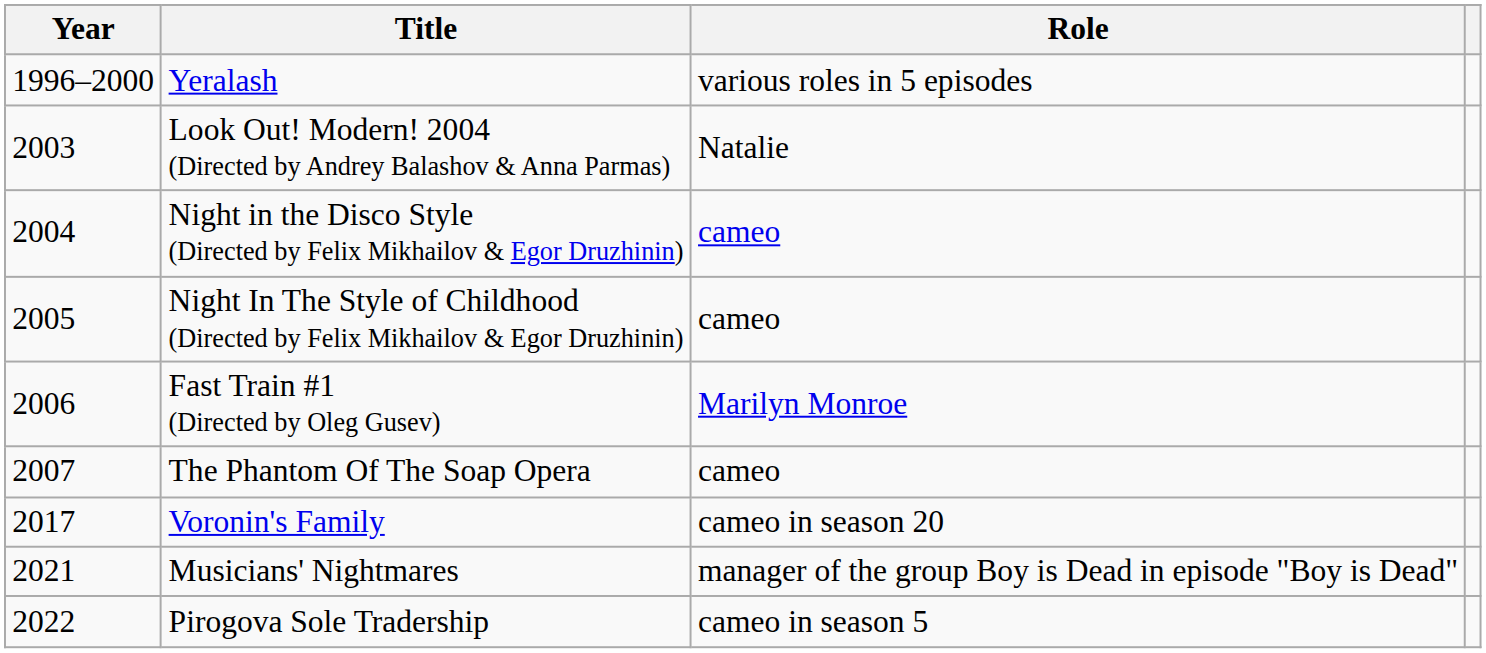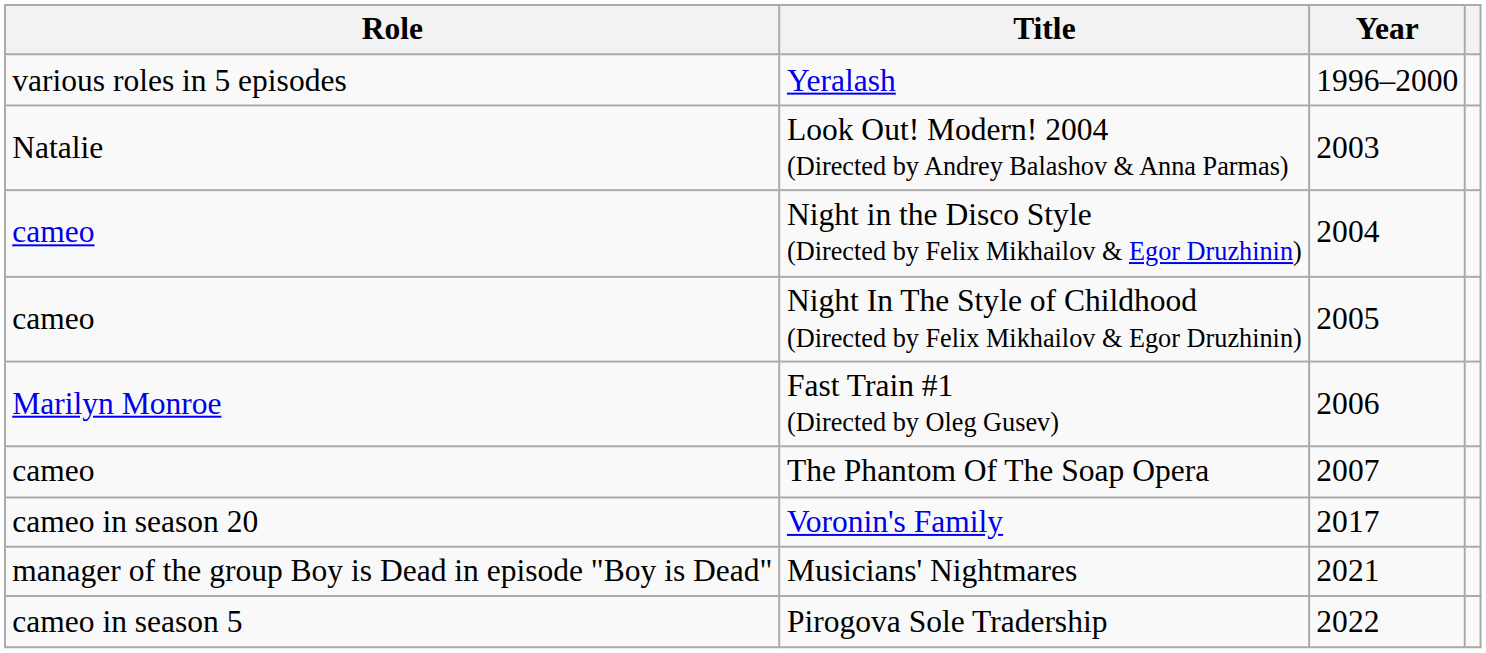columns swapped: (83, 29) <-> (1078, 29)
